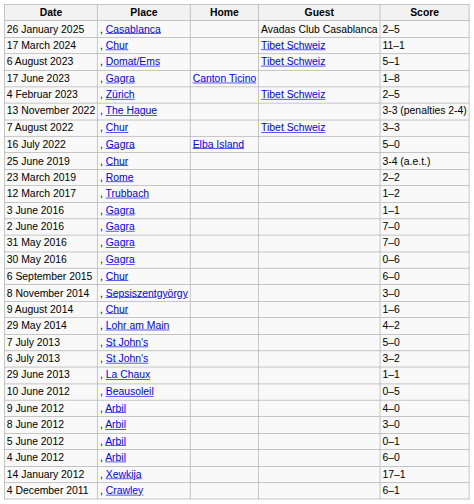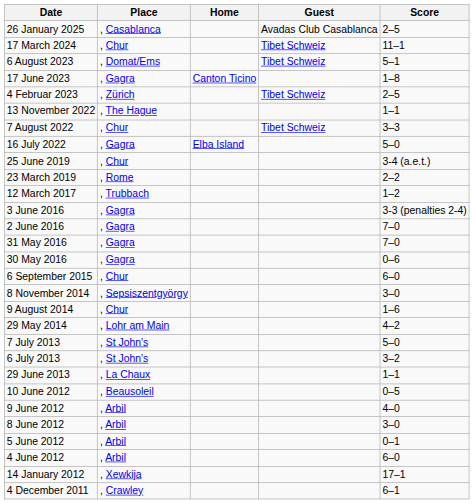(425, 111) 3-3 (penalties 2-4) -> (391, 111) 1–1
(391, 210) 1–1 -> (425, 210) 3-3 (penalties 2-4)
